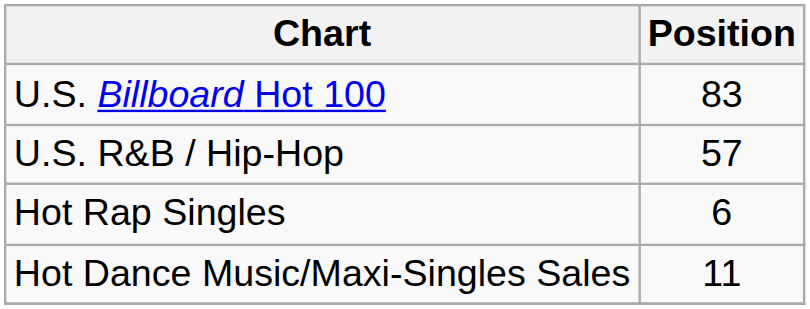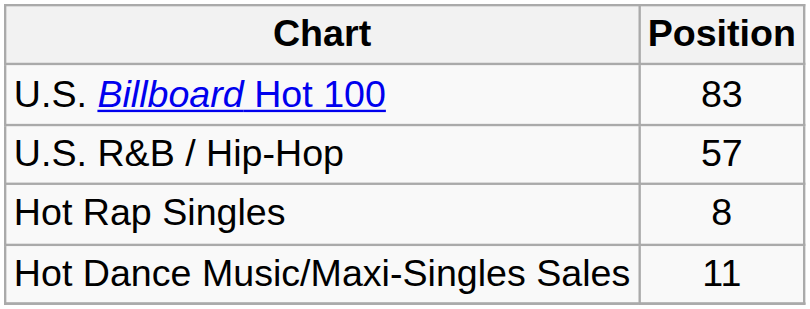(722, 213) 6 -> (722, 213) 8
